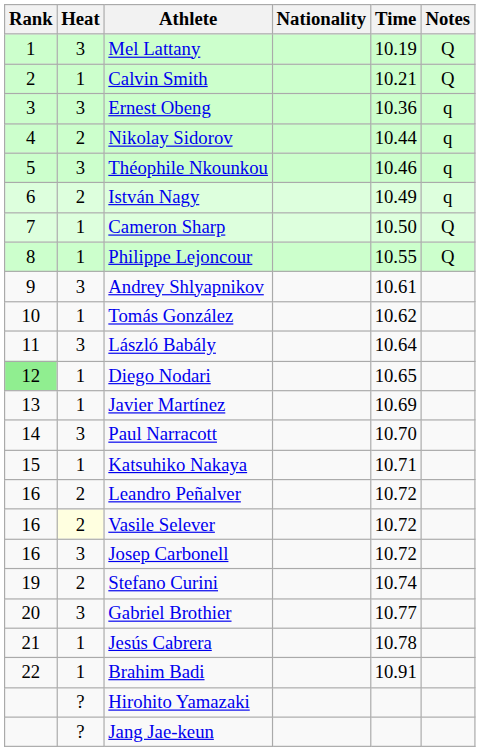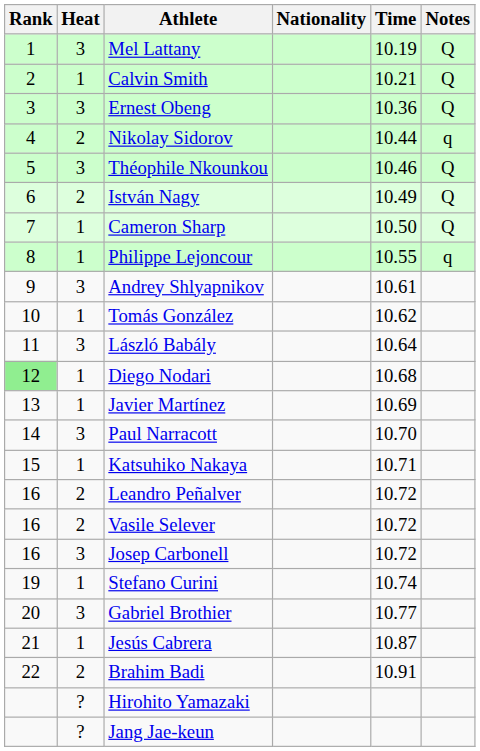(448, 108) q -> (448, 108) Q
(448, 167) q -> (448, 167) Q
(448, 197) q -> (448, 197) Q
(448, 256) Q -> (448, 256) q
(396, 375) 10.65 -> (396, 375) 10.68
(80, 524) lightyellow background -> (80, 524) no background
(80, 583) 2 -> (80, 583) 1
(396, 642) 10.78 -> (396, 642) 10.87
(80, 672) 1 -> (80, 672) 2
